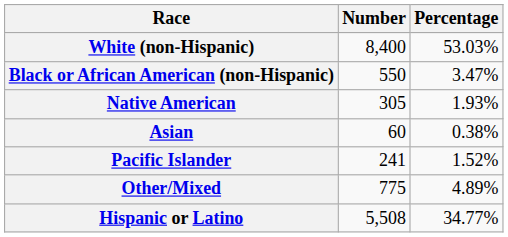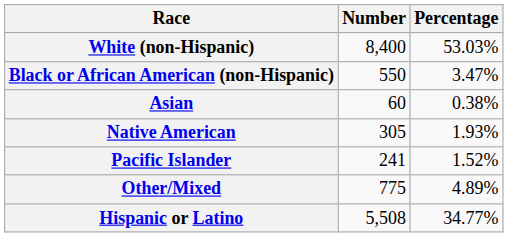rows swapped: (171, 103) <-> (171, 132)
